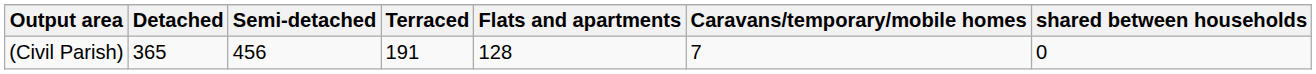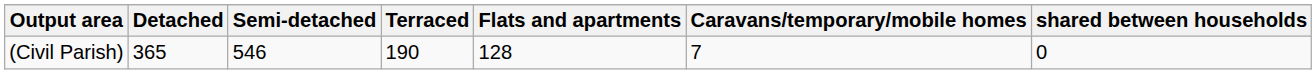(250, 52) 456 -> (250, 52) 546
(402, 52) 191 -> (402, 52) 190
